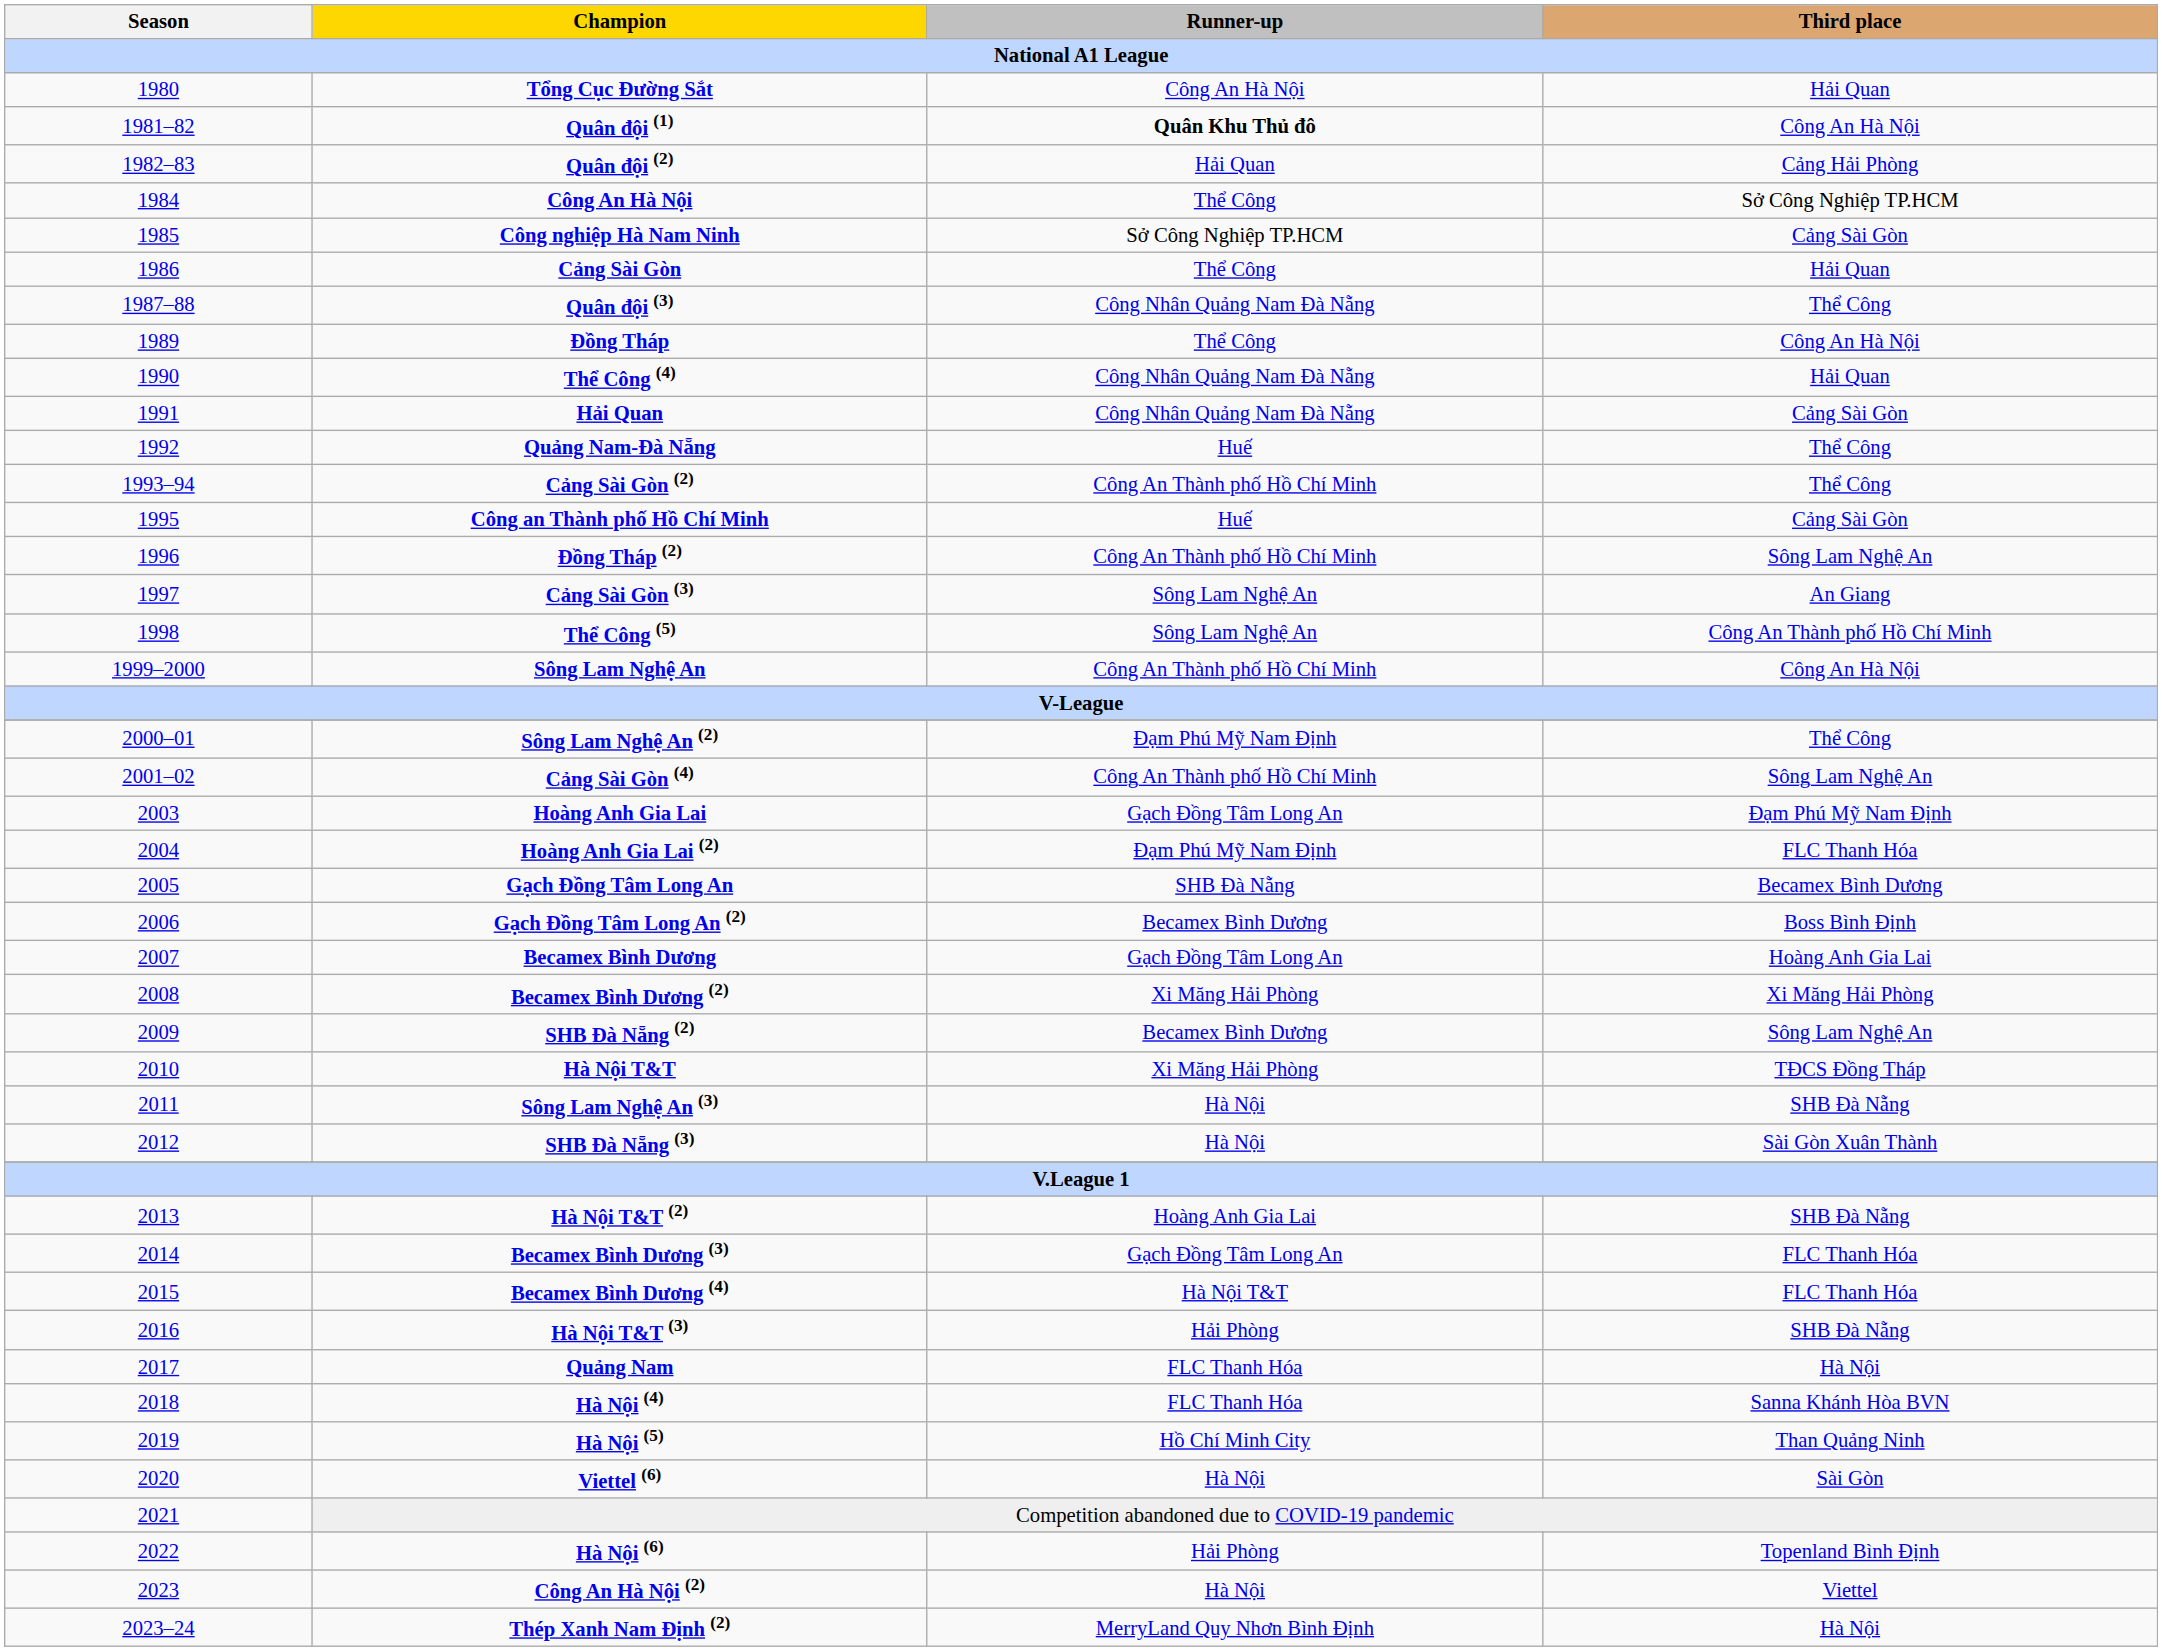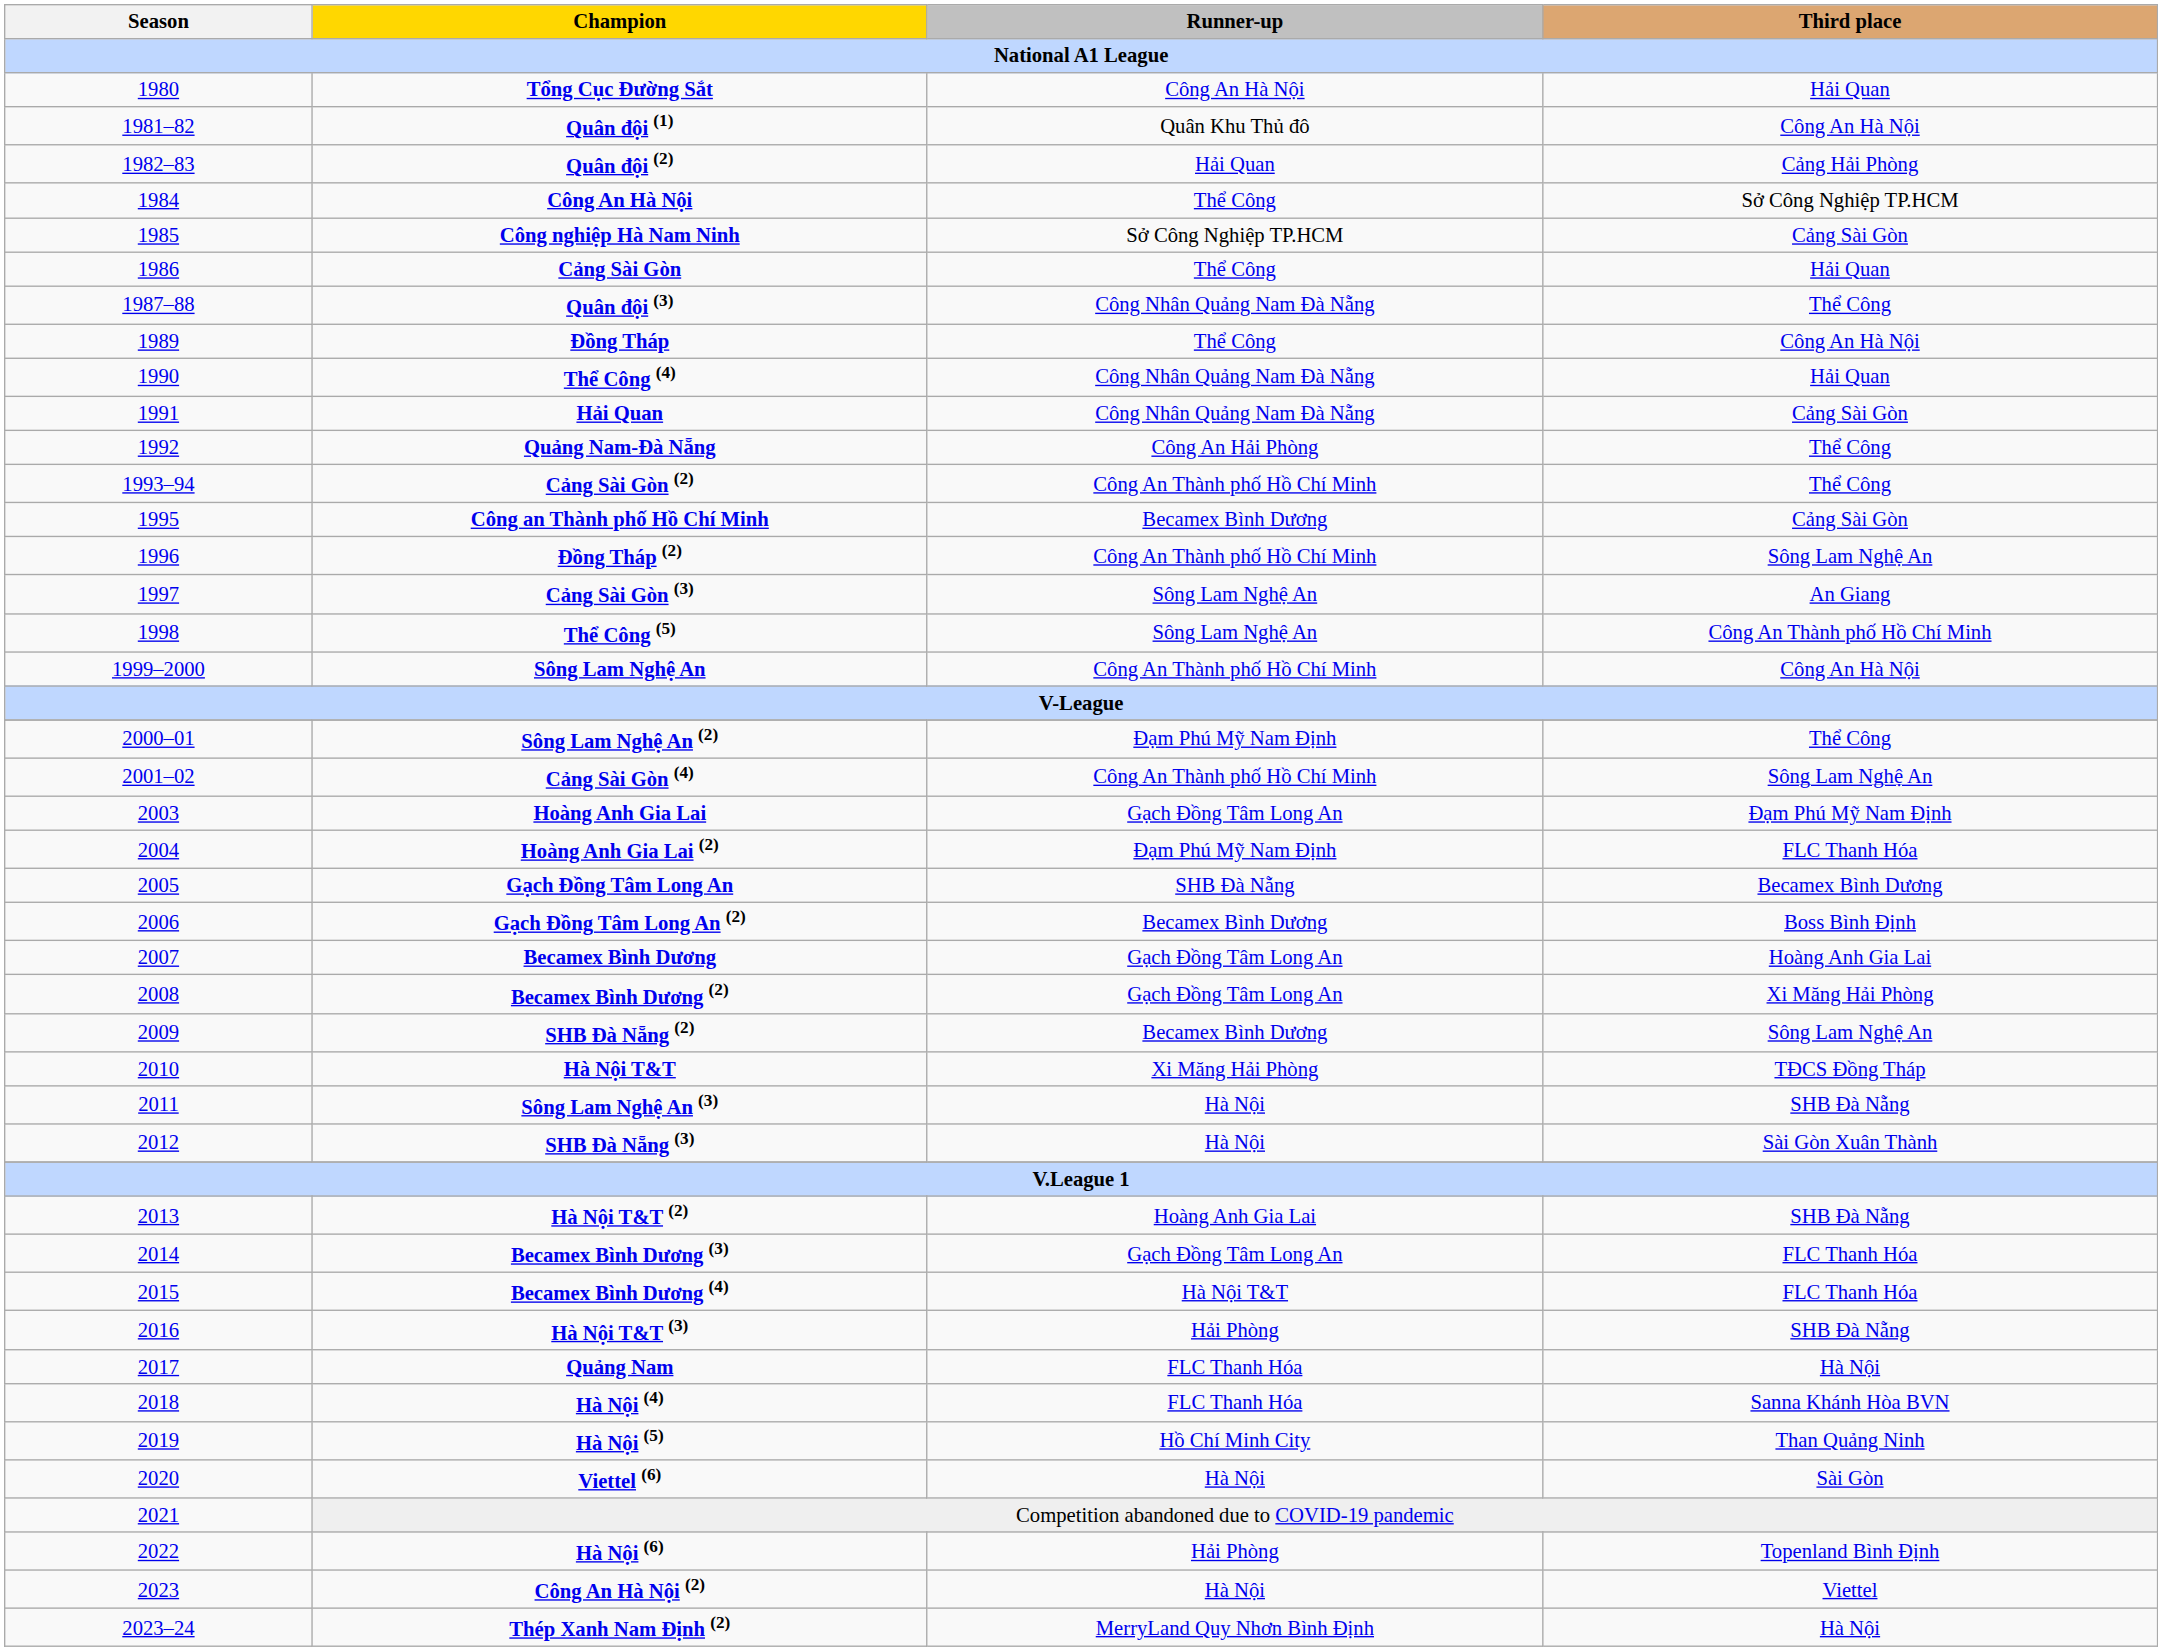(1235, 126) bold -> (1235, 126) normal
(1235, 447) Huế -> (1235, 447) Công An Hải Phòng
(1235, 519) Huế -> (1235, 519) Becamex Bình Dương
(1235, 994) Xi Măng Hải Phòng -> (1235, 994) Gạch Đồng Tâm Long An
